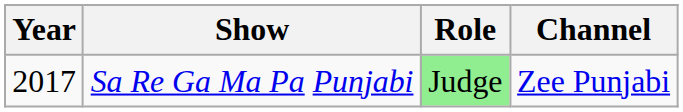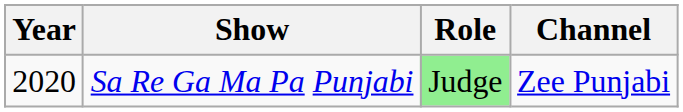(44, 80) 2017 -> (44, 80) 2020
